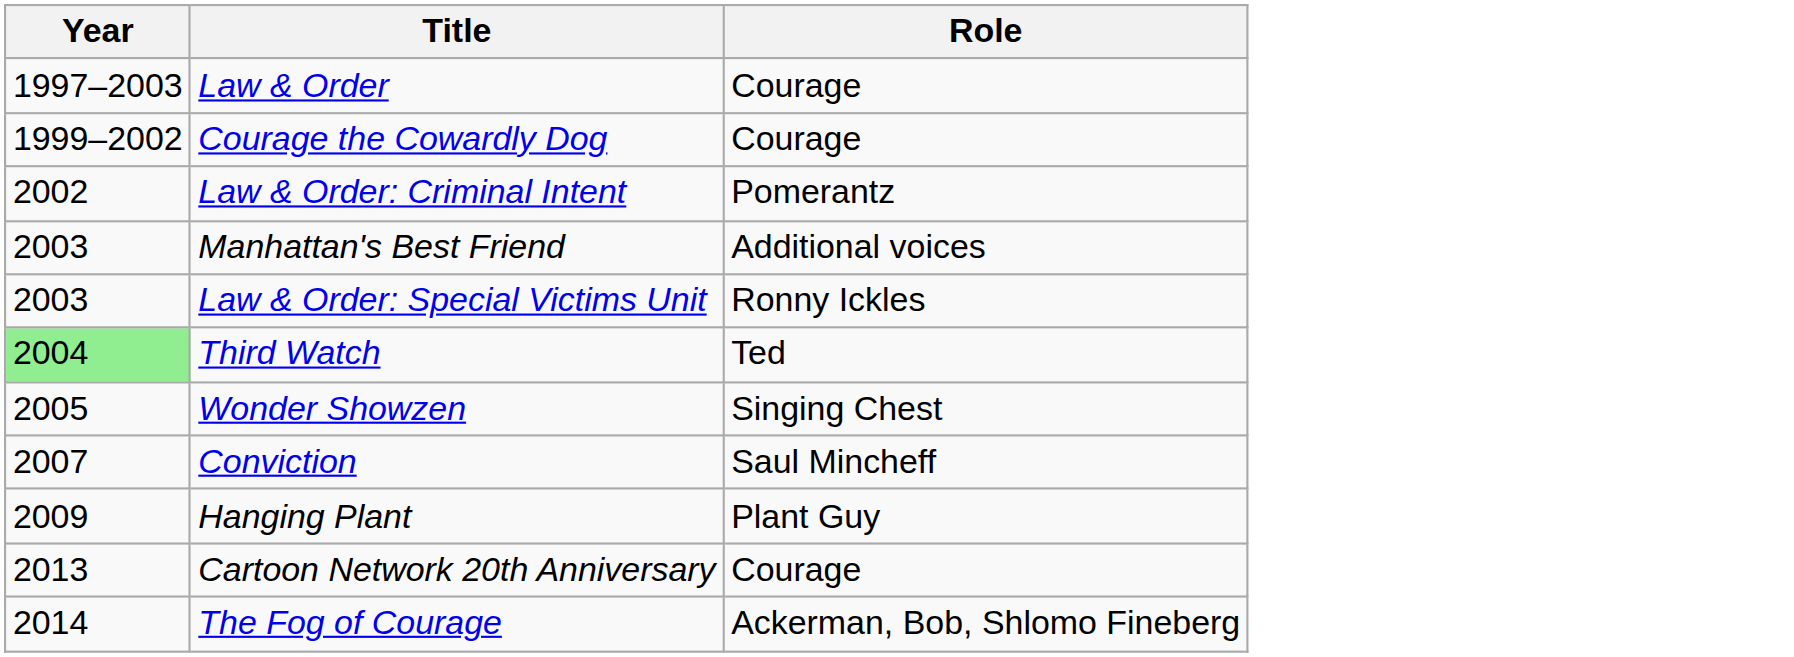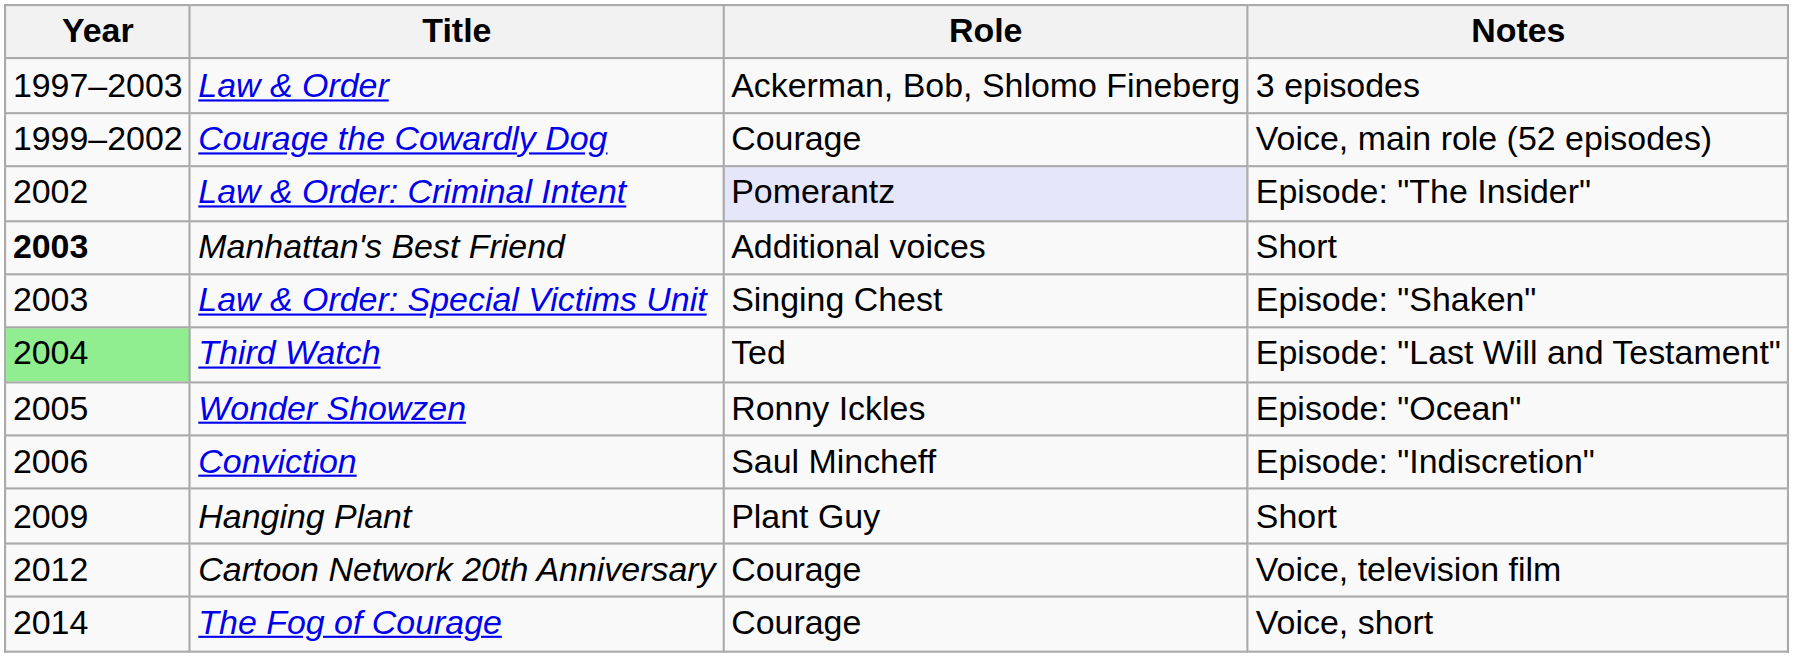+ column: (1518, 31)
(796, 85) Courage -> (986, 85) Ackerman, Bob, Shlomo Fineberg
(813, 192) no background -> (813, 192) lavender background
(51, 246) normal -> (51, 246) bold
(828, 300) Ronny Ickles -> (837, 300) Singing Chest
(837, 407) Singing Chest -> (828, 407) Ronny Ickles
(51, 461) 2007 -> (51, 461) 2006
(51, 569) 2013 -> (51, 569) 2012
(986, 623) Ackerman, Bob, Shlomo Fineberg -> (796, 623) Courage
